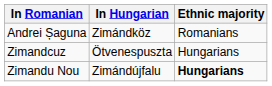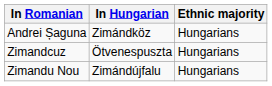(208, 33) Romanians -> (208, 33) Hungarians
(211, 71) bold -> (208, 71) normal
